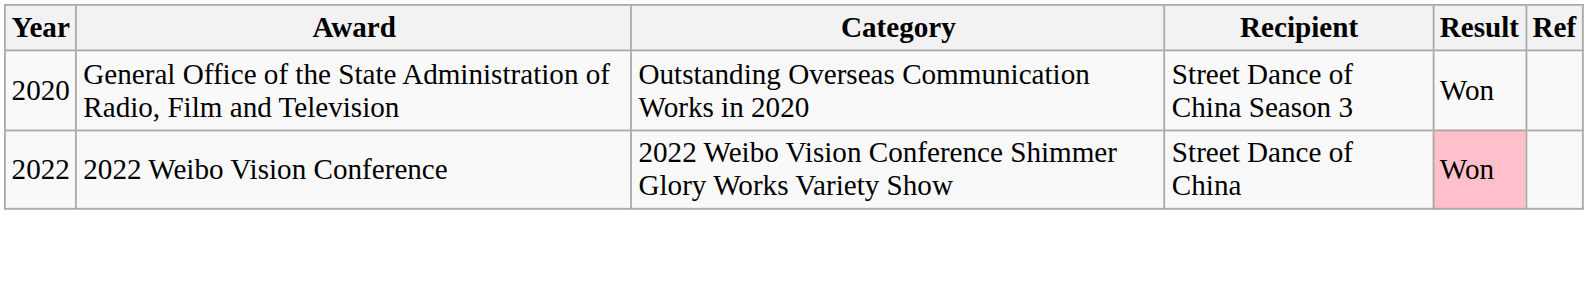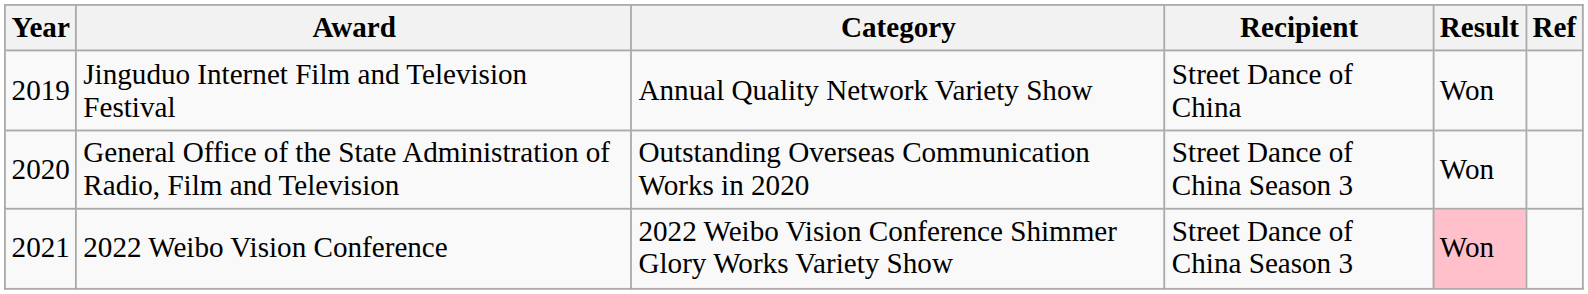+ row: (305, 90)
(41, 169) 2022 -> (41, 248) 2021
(1262, 169) Street Dance of China -> (1262, 248) Street Dance of China Season 3
